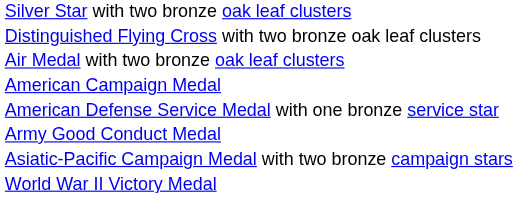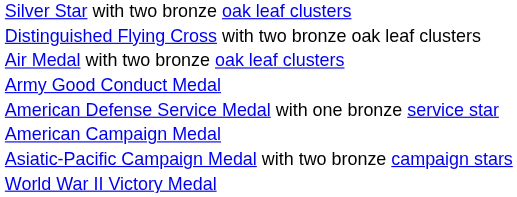rows swapped: (113, 134) <-> (113, 85)
